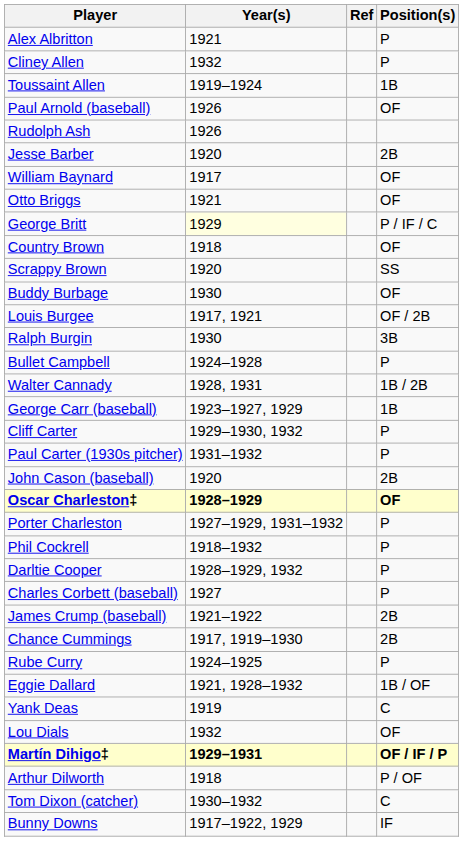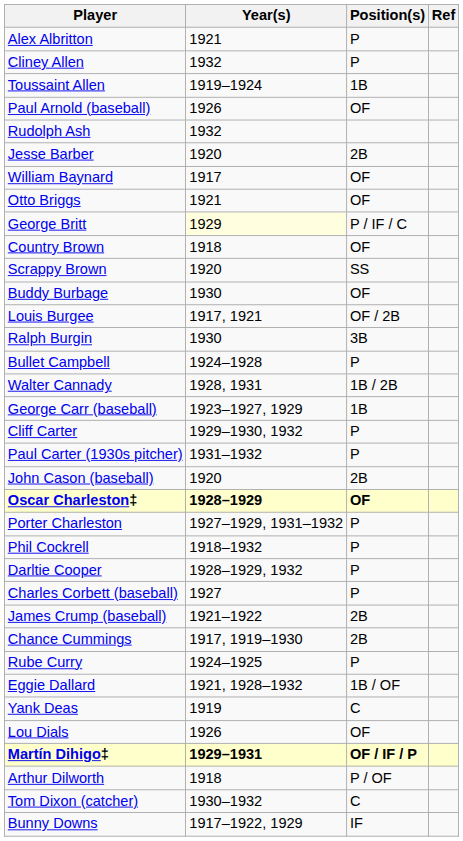columns swapped: (418, 16) <-> (362, 16)
(206, 131) 1926 -> (206, 131) 1932
(206, 731) 1932 -> (206, 731) 1926
